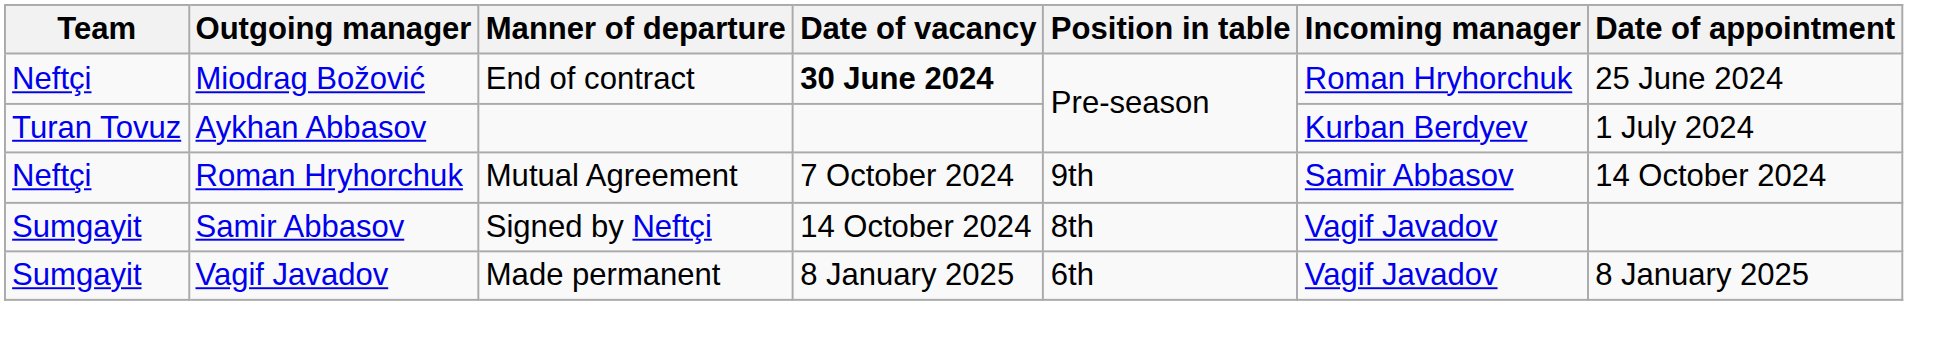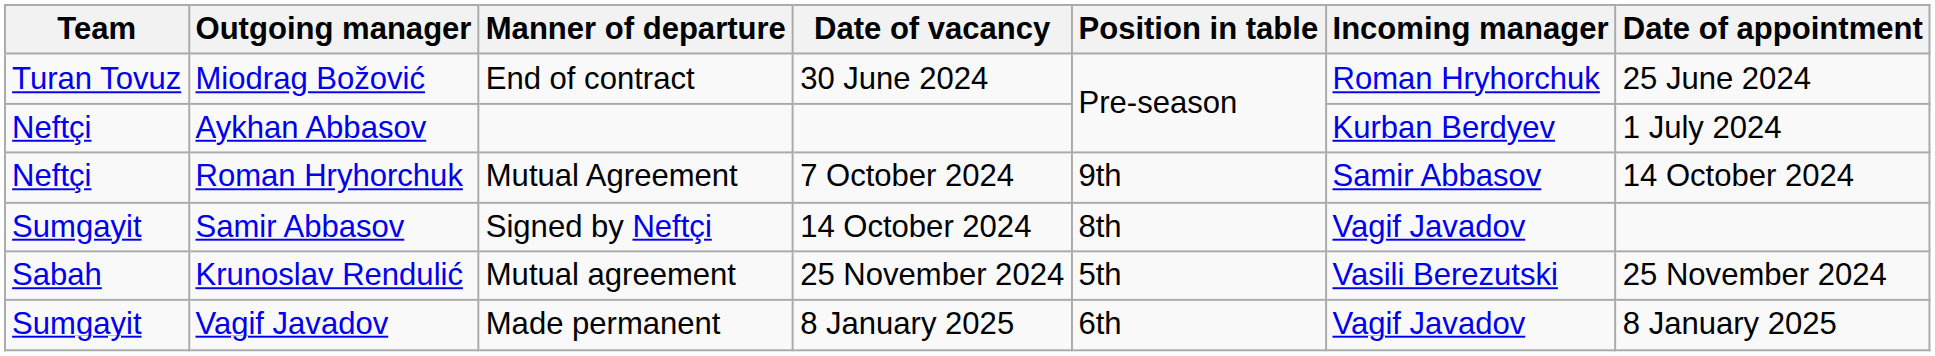(52, 78) Neftçi -> (97, 78) Turan Tovuz
(897, 78) bold -> (894, 78) normal
(97, 127) Turan Tovuz -> (52, 127) Neftçi
+ row: (329, 275)
